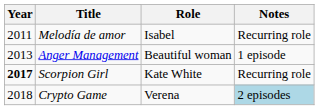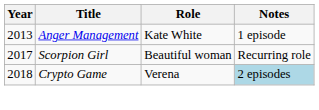- row: (82, 34)
(188, 54) Beautiful woman -> (173, 34) Kate White
(20, 74) bold -> (20, 54) normal
(173, 74) Kate White -> (188, 54) Beautiful woman
